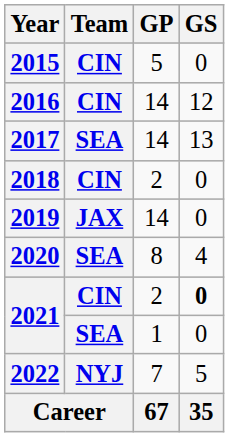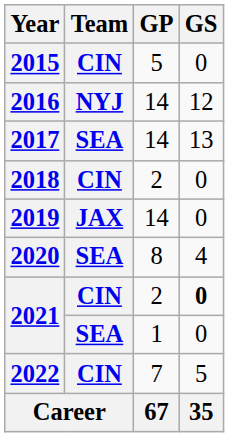(99, 101) CIN -> (99, 101) NYJ
(99, 373) NYJ -> (99, 373) CIN
